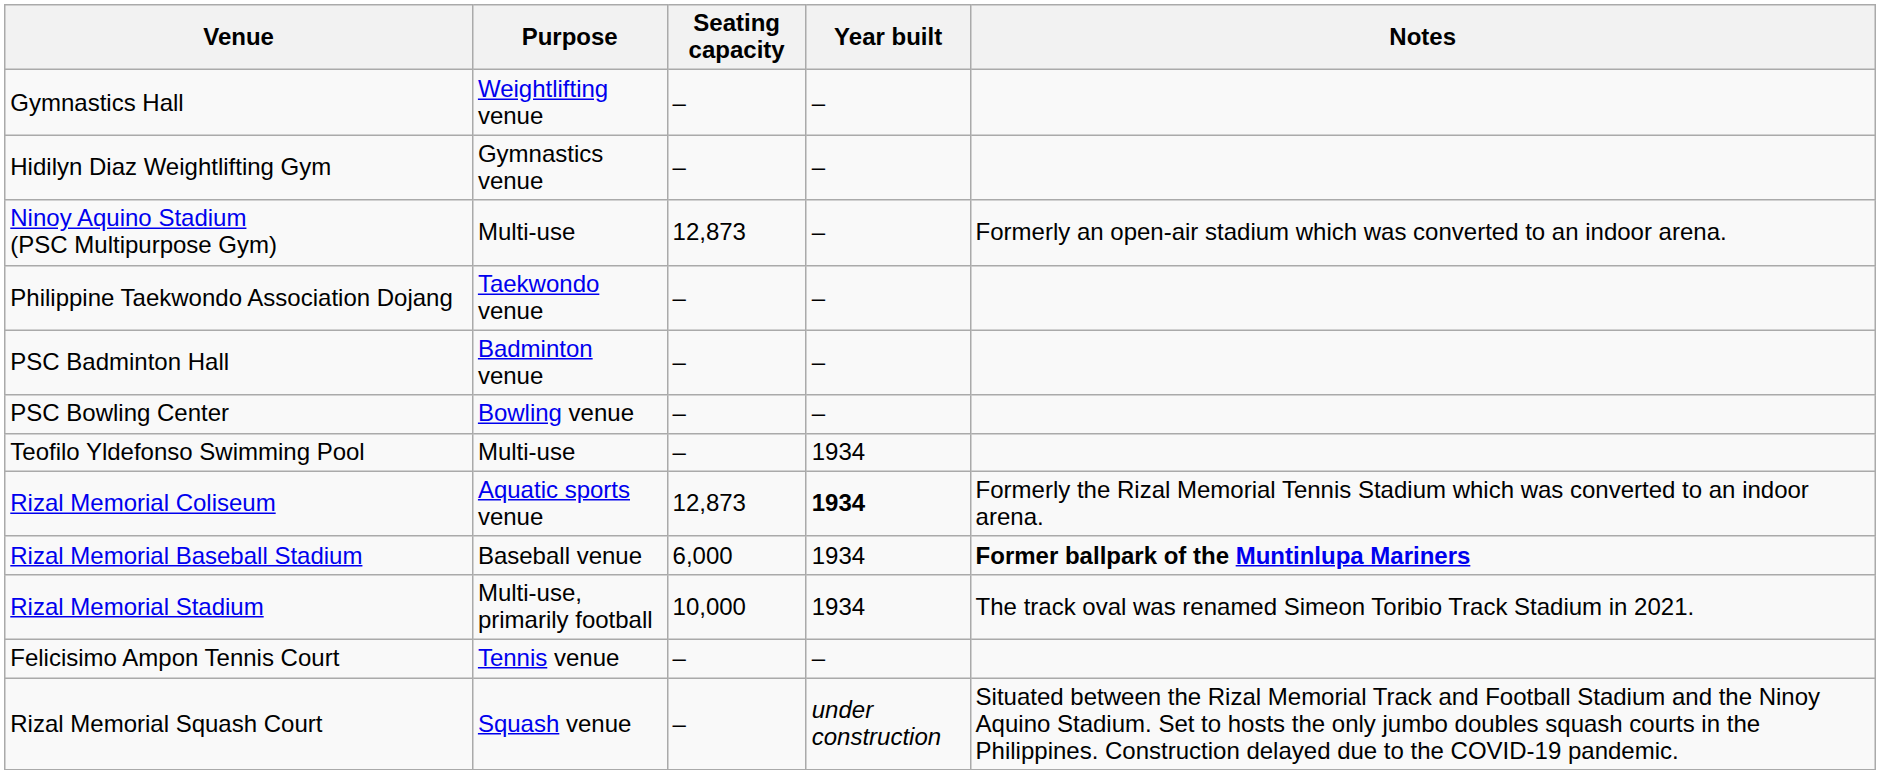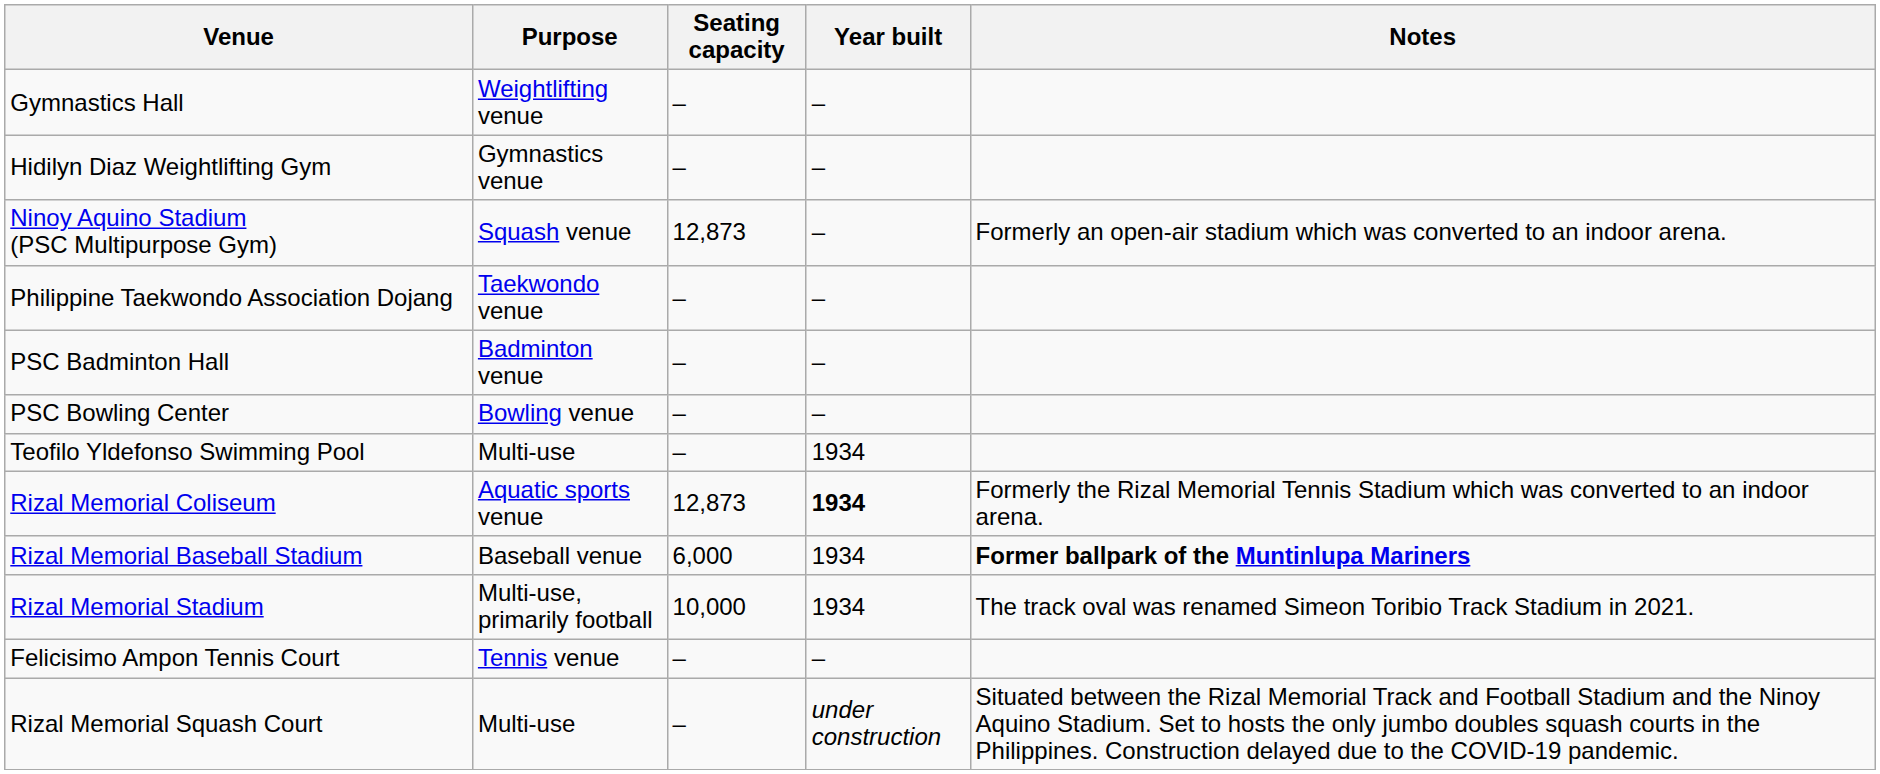(527, 232) Multi-use -> (555, 232) Squash venue
(555, 723) Squash venue -> (527, 723) Multi-use
